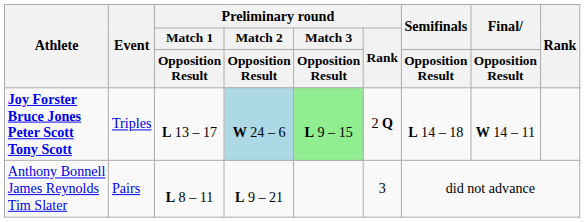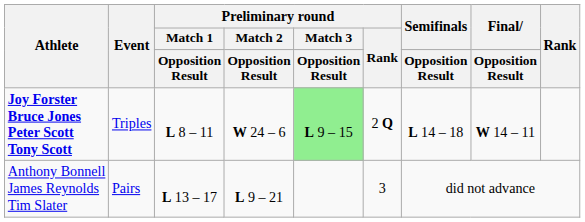(190, 132) L 13 – 17 -> (190, 132) L 8 – 11
(259, 132) lightblue background -> (259, 132) no background
(190, 197) L 8 – 11 -> (190, 197) L 13 – 17
